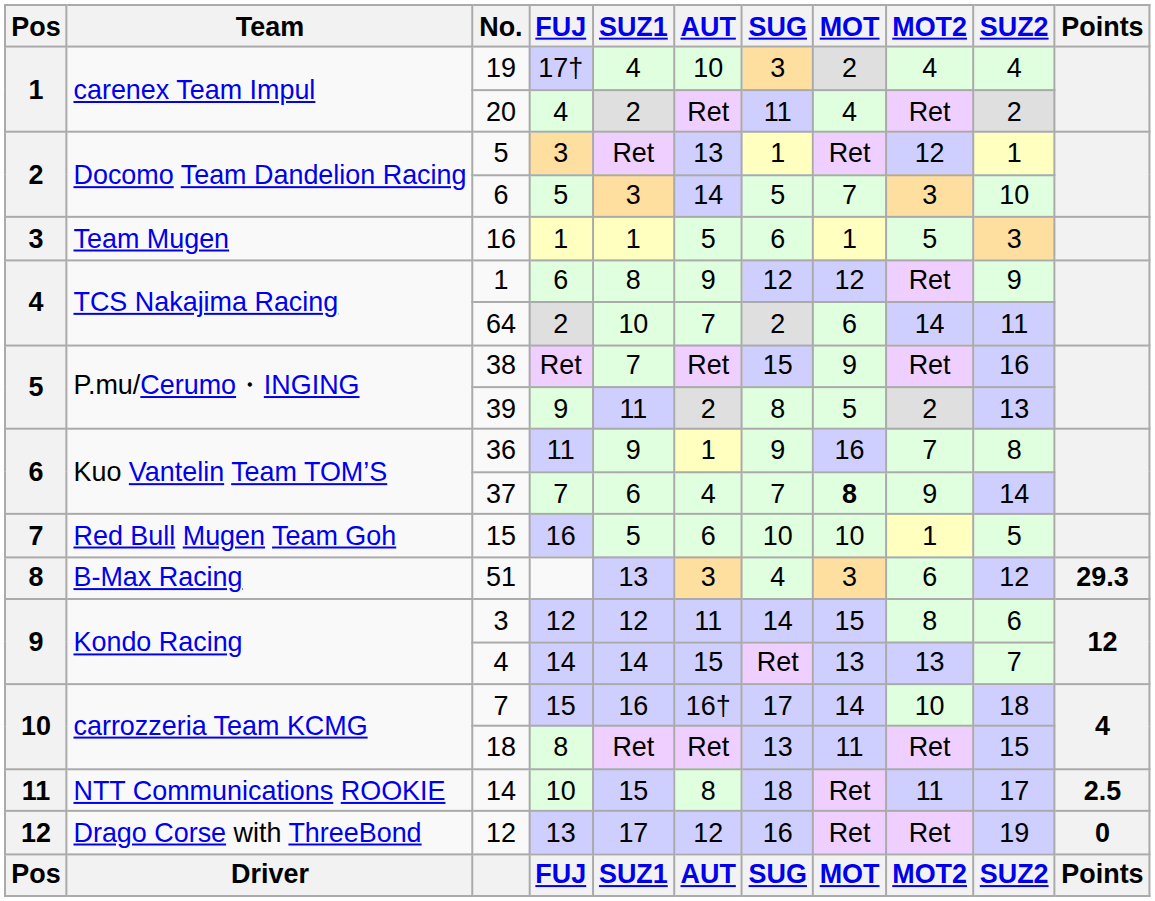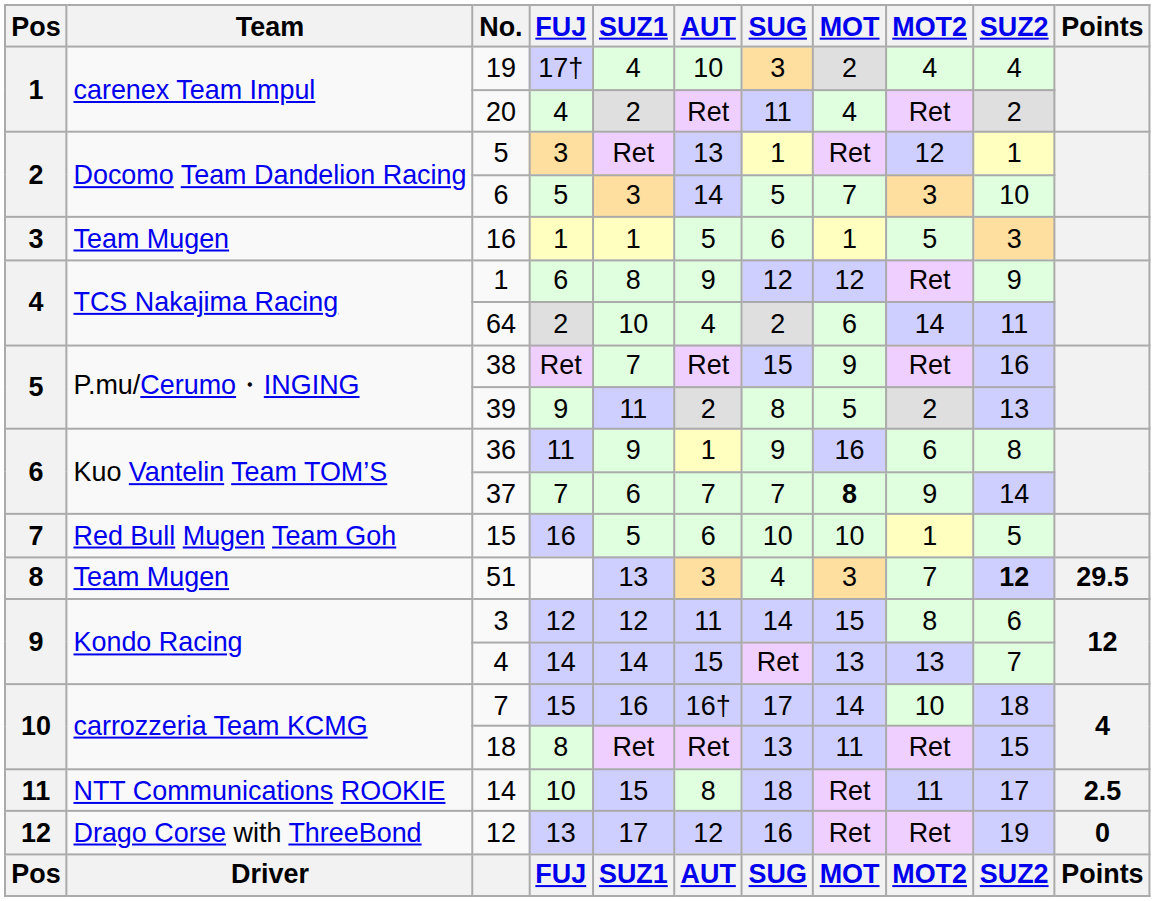(708, 323) 7 -> (708, 323) 4
(930, 450) 7 -> (930, 450) 6
(708, 493) 4 -> (708, 493) 7
(158, 578) B-Max Racing -> (151, 578) Team Mugen
(930, 578) 6 -> (930, 578) 7
(1014, 578) normal -> (1014, 578) bold
(1102, 578) 29.3 -> (1102, 578) 29.5
